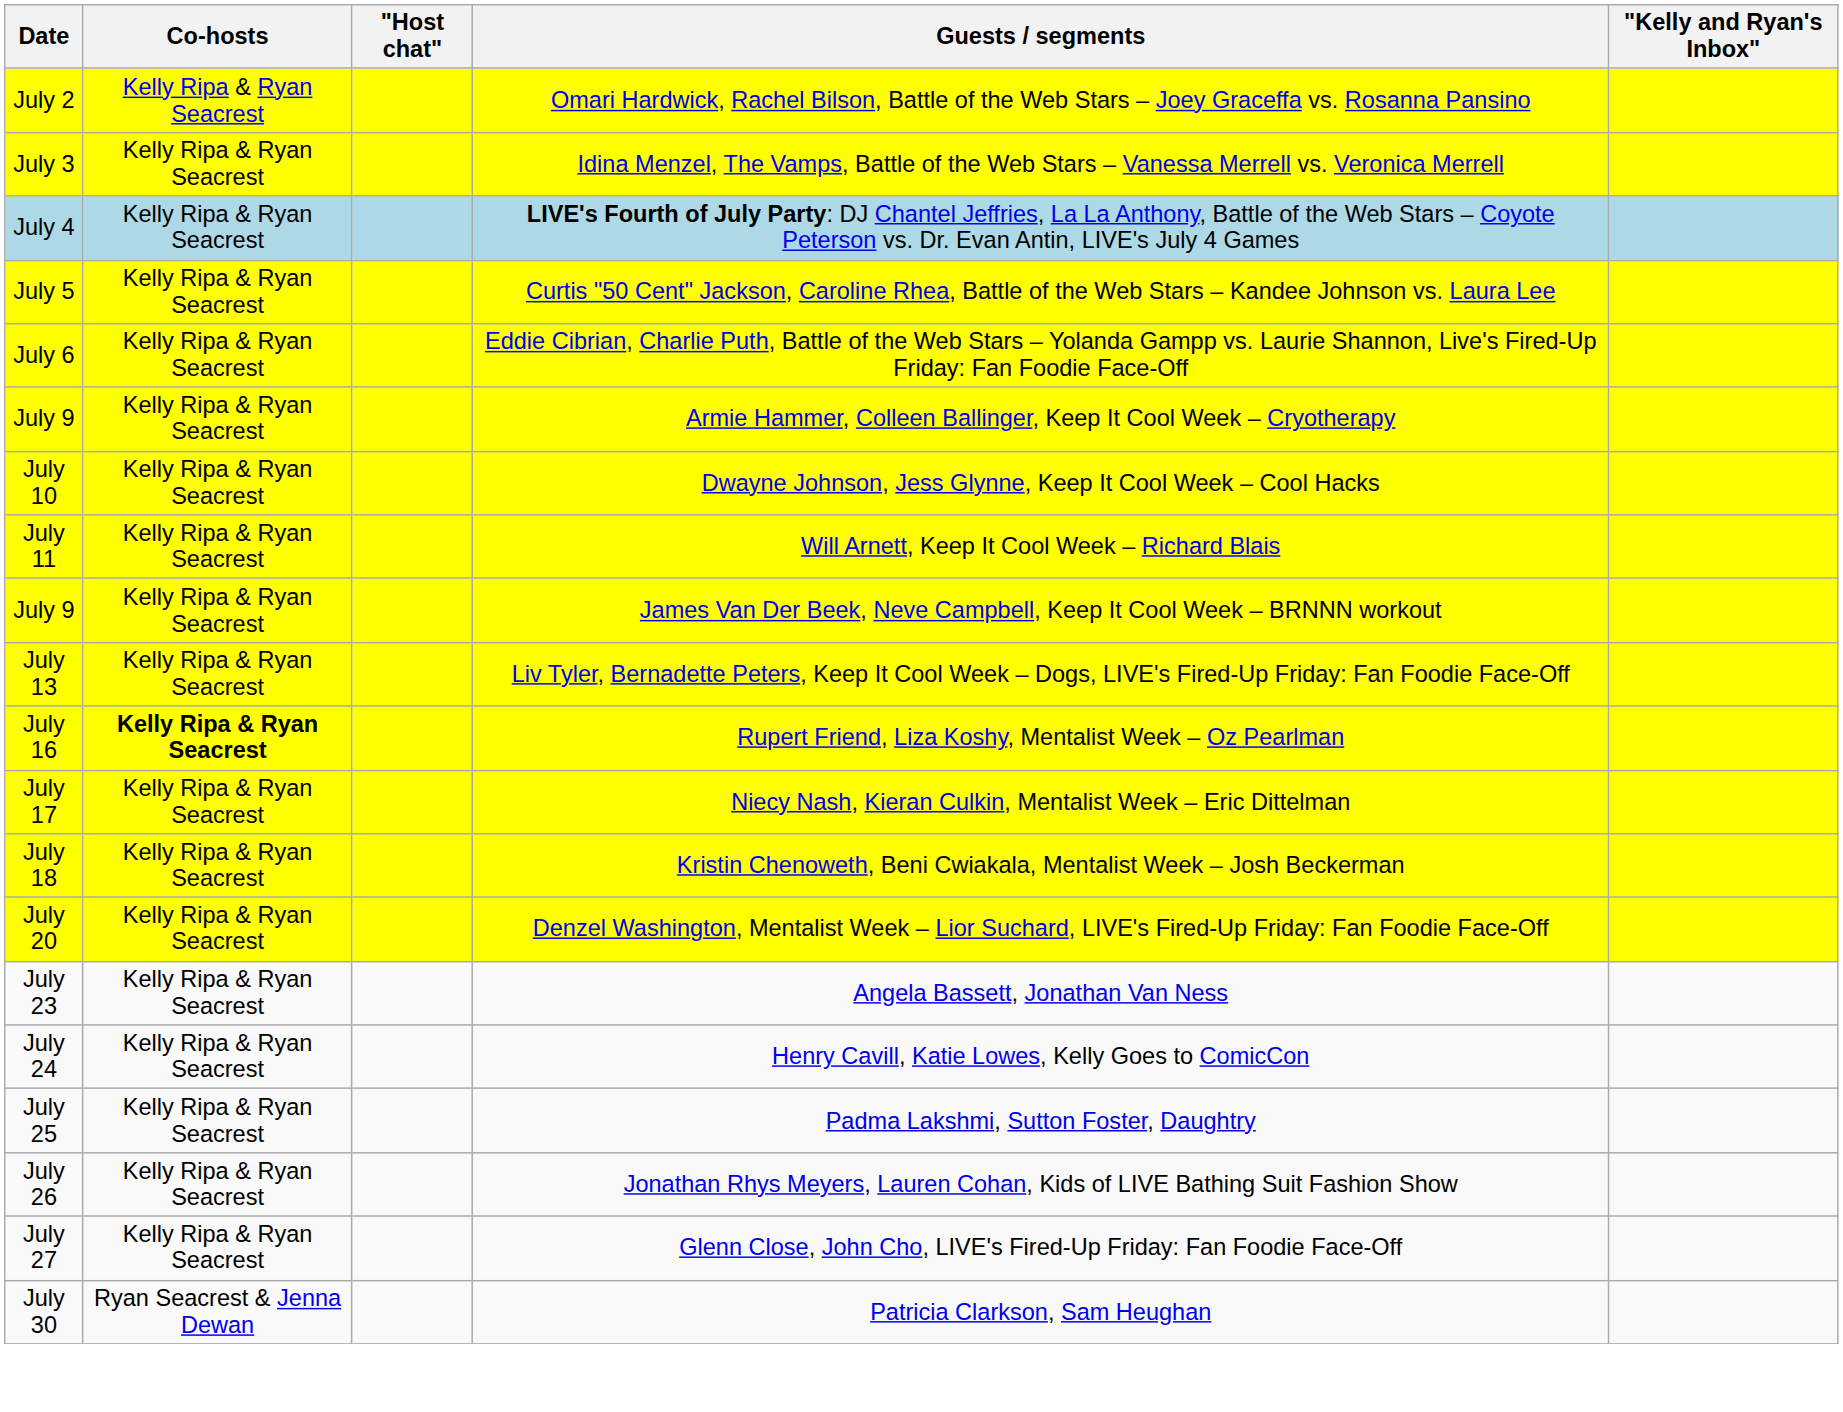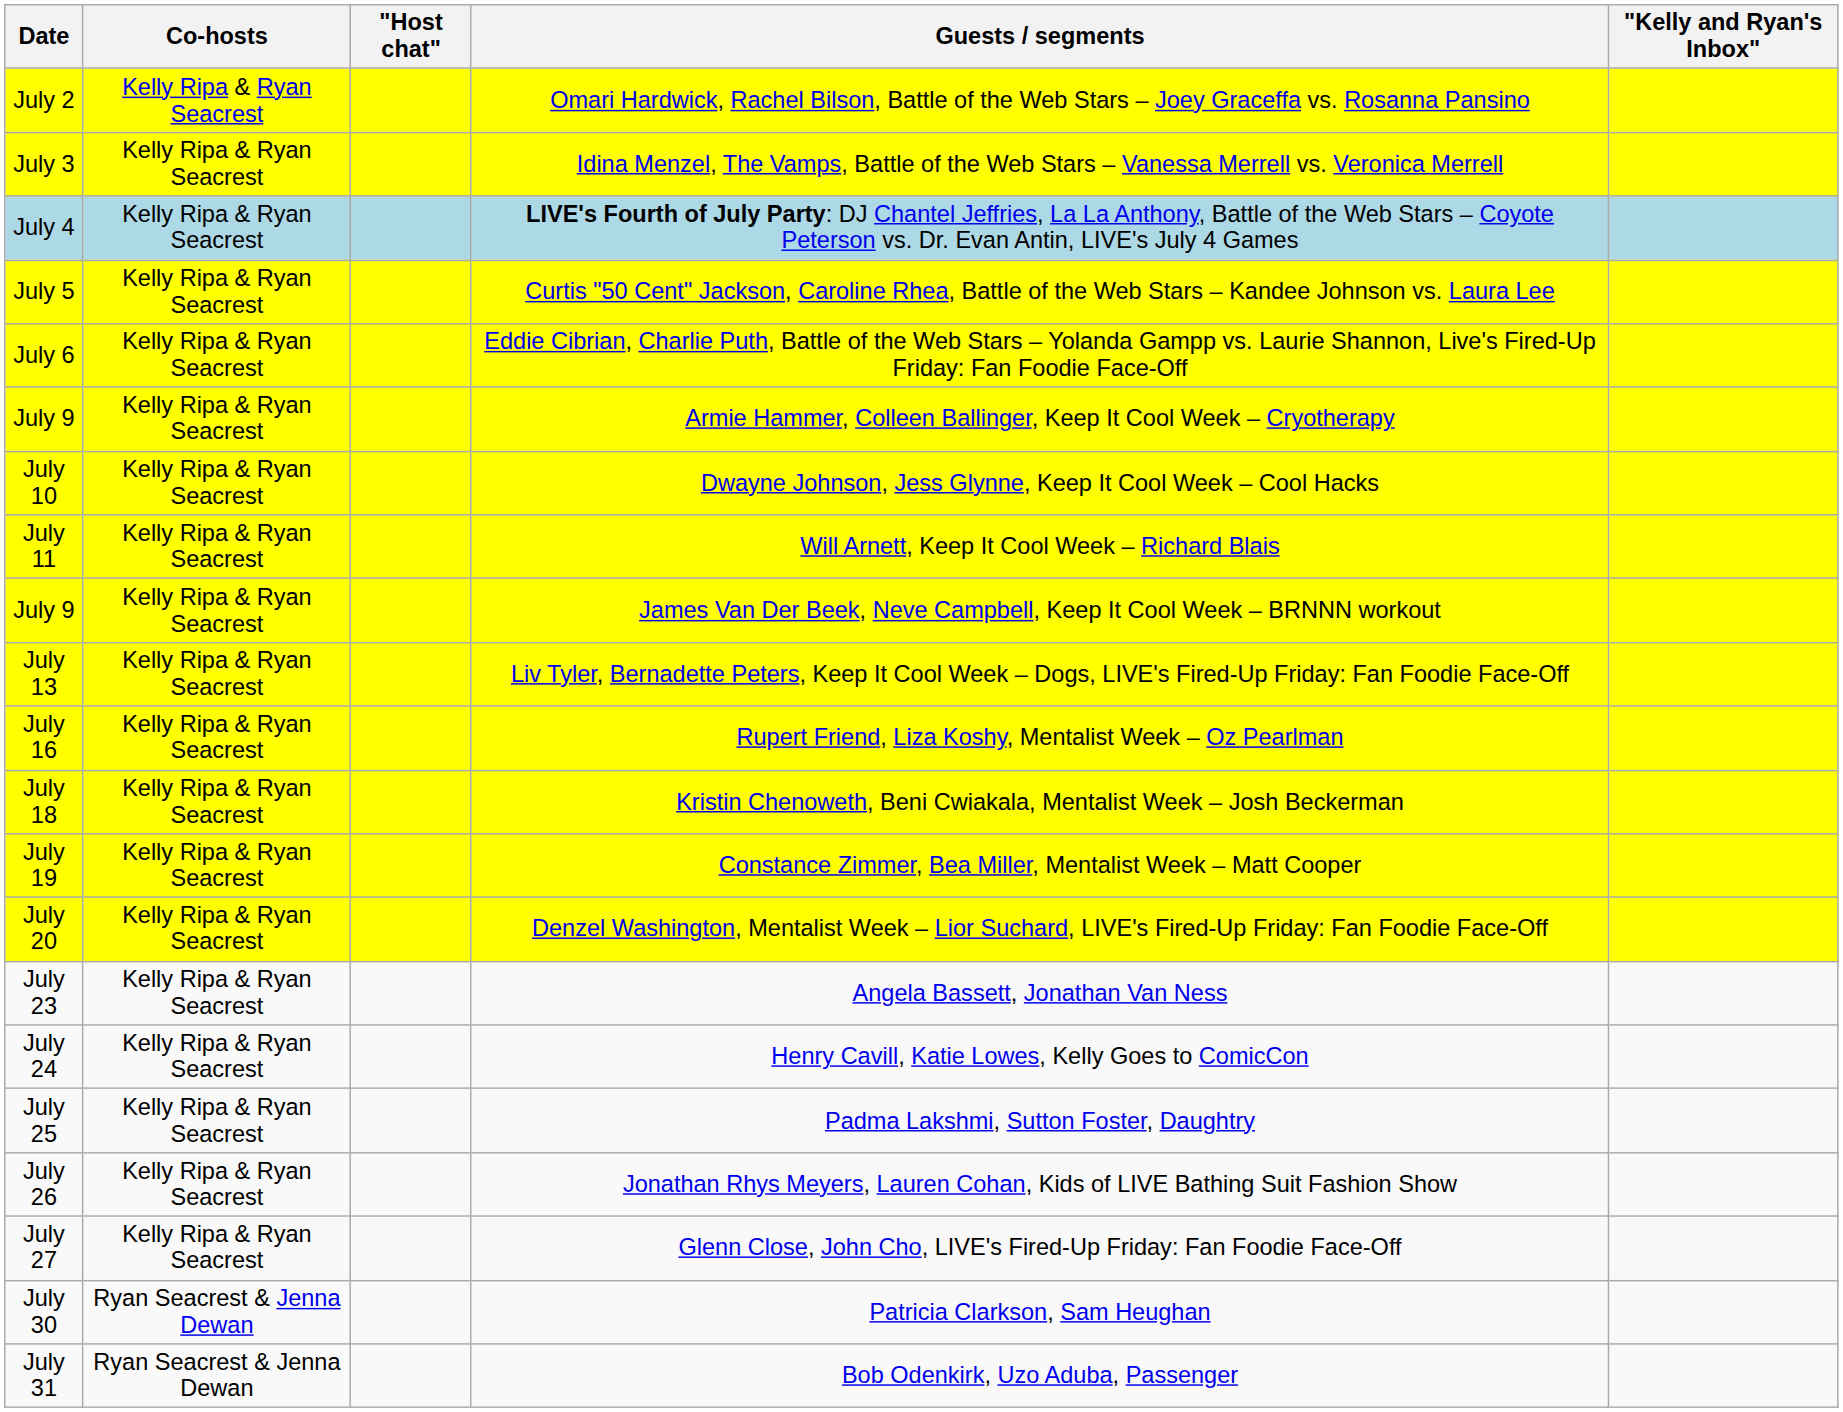(218, 737) bold -> (217, 737) normal
- row: (1041, 801)
+ row: (1040, 865)
+ row: (1040, 1375)
